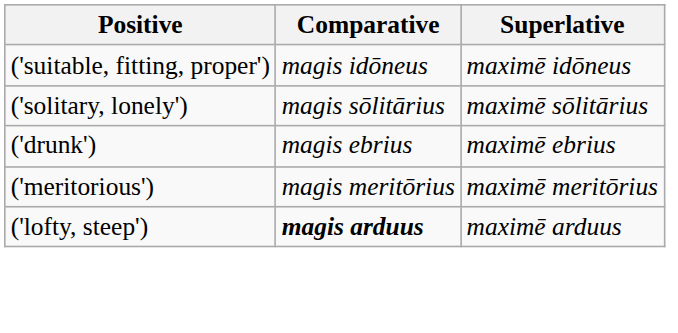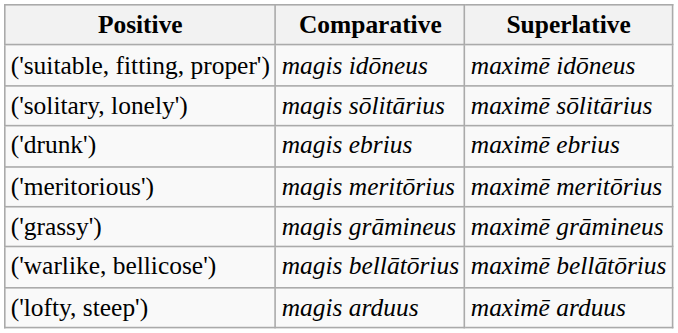+ row: (56, 226)
+ row: (113, 266)
(353, 226) bold -> (350, 307) normal
